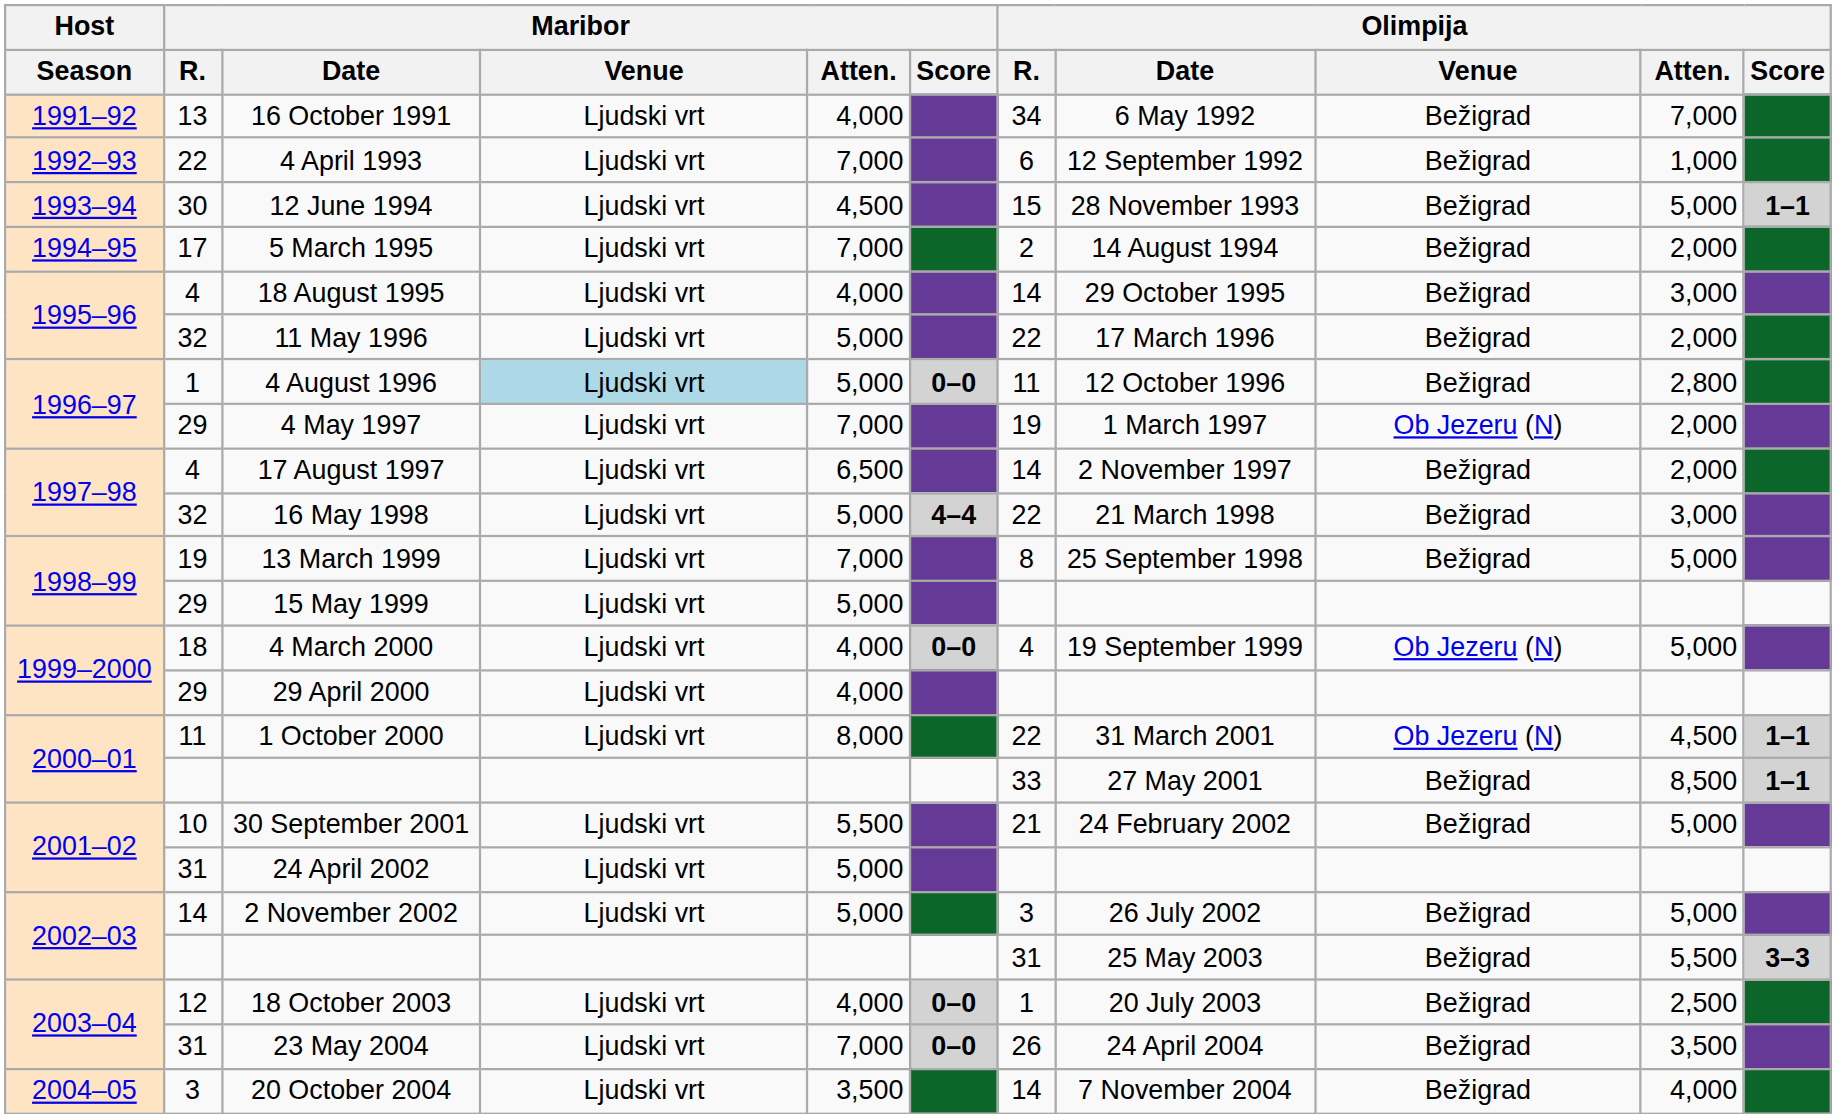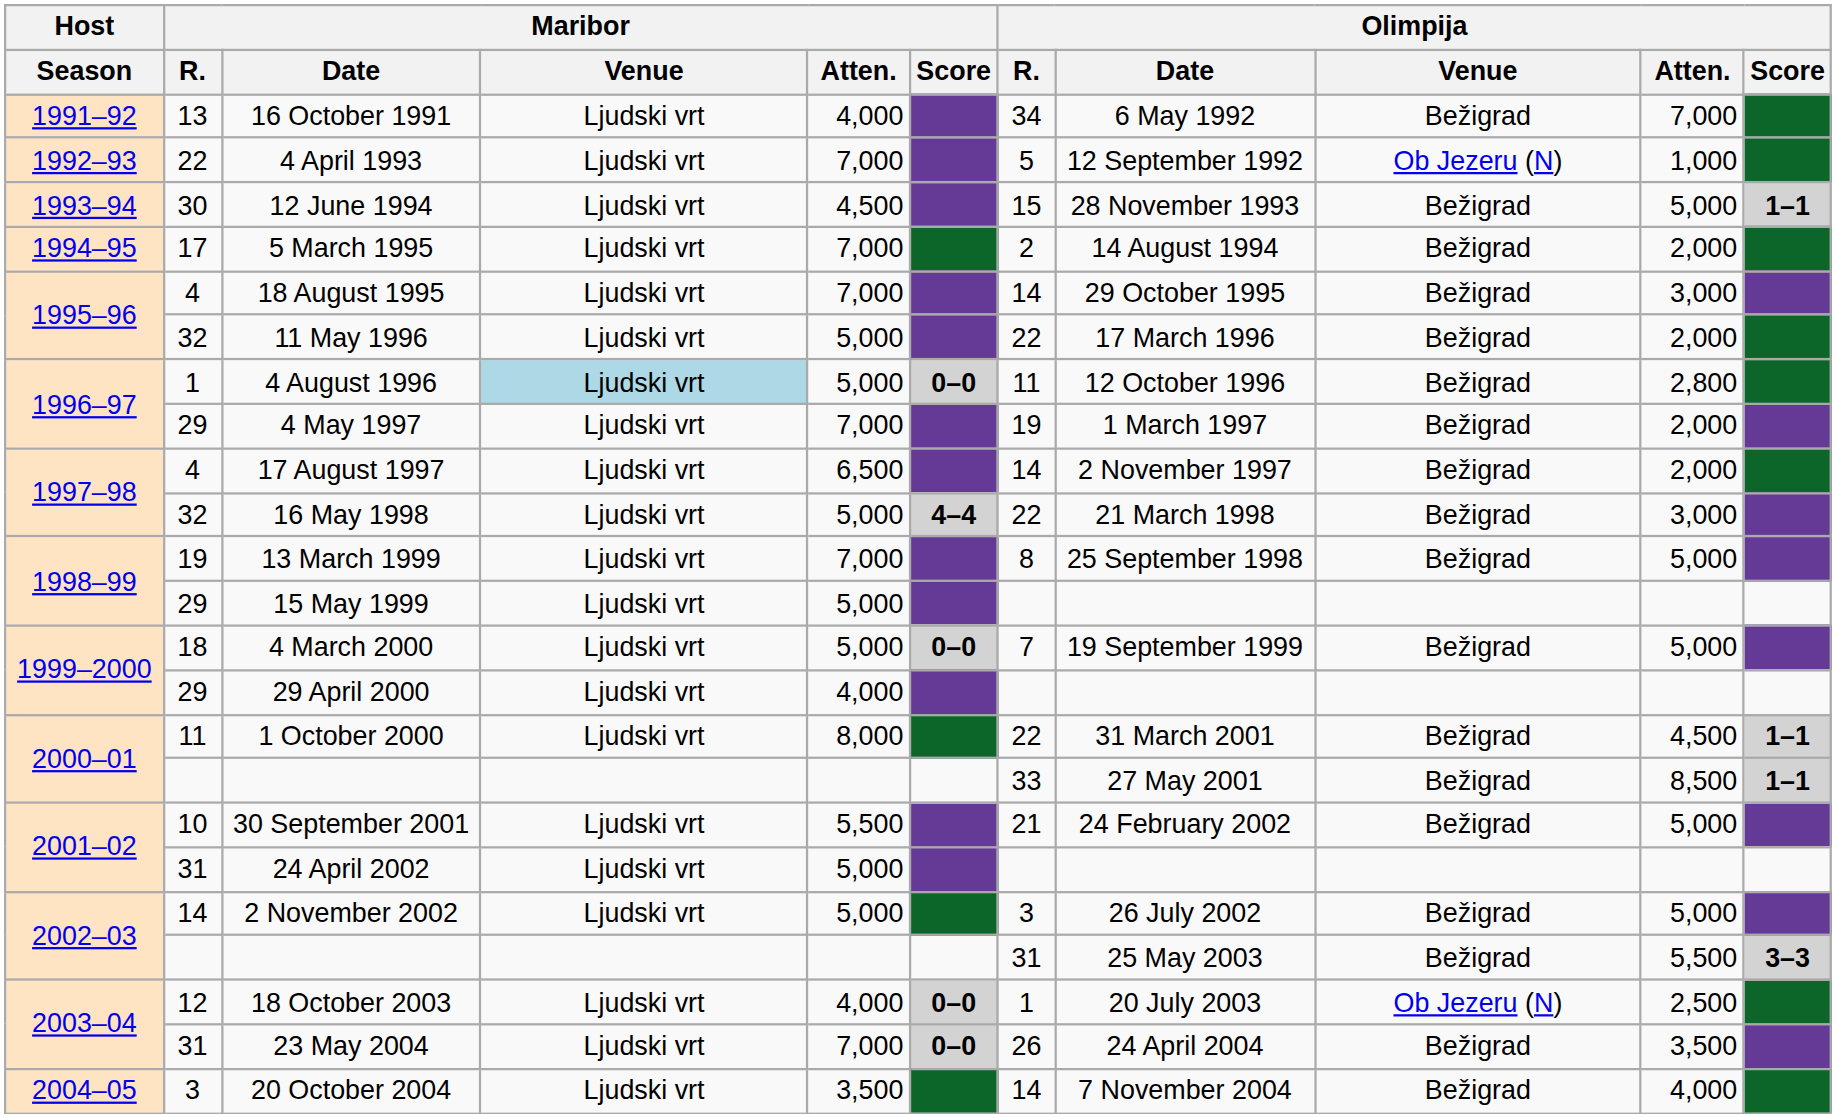(1026, 160) 6 -> (1026, 160) 5
(1478, 160) Bežigrad -> (1478, 160) Ob Jezeru (N)
(870, 293) 4,000 -> (870, 293) 7,000
(1478, 426) Ob Jezeru (N) -> (1478, 426) Bežigrad
(870, 648) 4,000 -> (870, 648) 5,000
(1026, 648) 4 -> (1026, 648) 7
(1478, 648) Ob Jezeru (N) -> (1478, 648) Bežigrad
(1478, 736) Ob Jezeru (N) -> (1478, 736) Bežigrad
(1478, 1002) Bežigrad -> (1478, 1002) Ob Jezeru (N)
